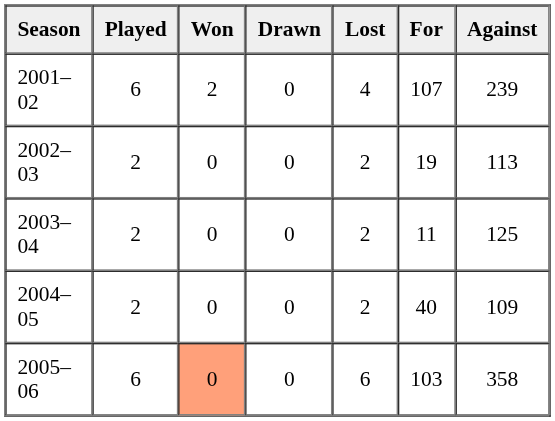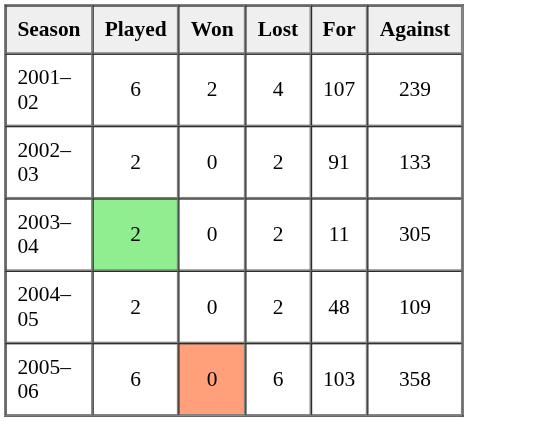- column: (289, 29)
(426, 161) 19 -> (339, 161) 91
(502, 161) 113 -> (415, 161) 133
(136, 234) no background -> (136, 234) lightgreen background
(502, 234) 125 -> (415, 234) 305
(426, 306) 40 -> (339, 306) 48
